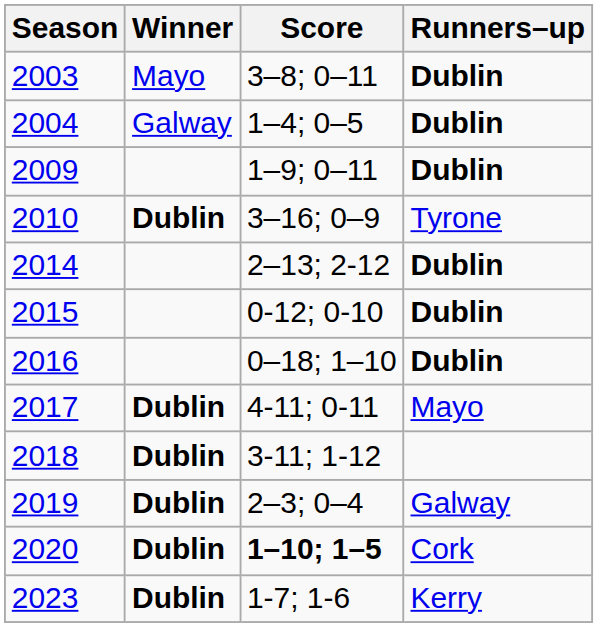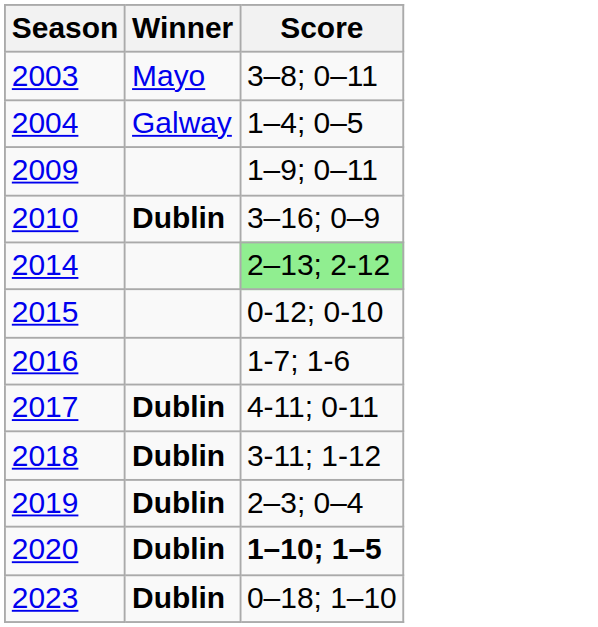- column: (498, 28)
(319, 265) no background -> (319, 265) lightgreen background
(322, 360) 0–18; 1–10 -> (299, 360) 1-7; 1-6
(299, 597) 1-7; 1-6 -> (322, 597) 0–18; 1–10
